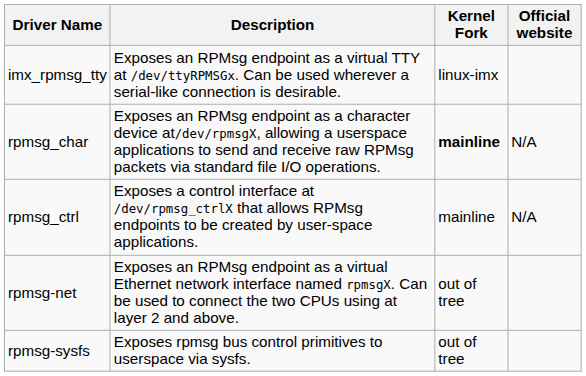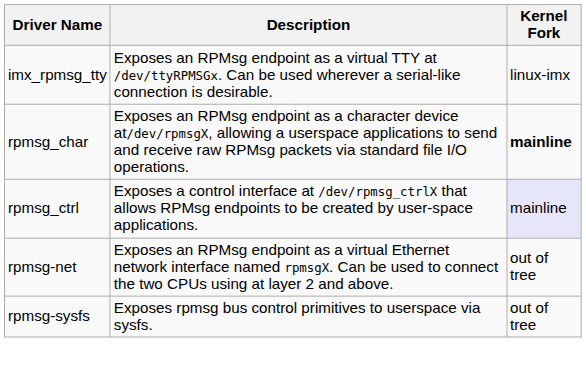- column: (544, 25)
(467, 217) no background -> (538, 208) lavender background
